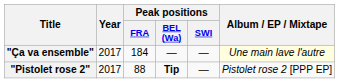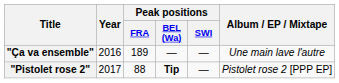(110, 53) 2017 -> (110, 53) 2016
(140, 53) 184 -> (140, 53) 189
(277, 53) lightyellow background -> (277, 53) no background
